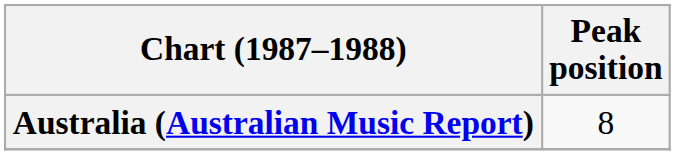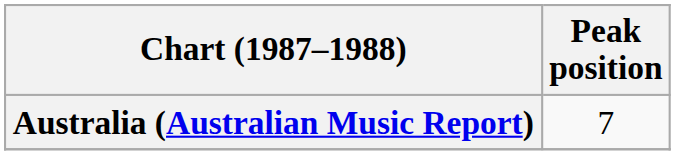(606, 121) 8 -> (606, 121) 7
